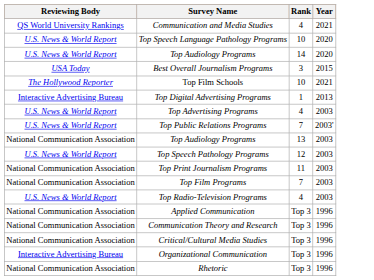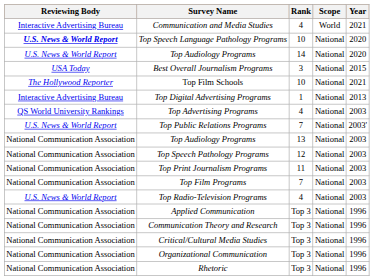+ column: (330, 11)
(71, 26) QS World University Rankings -> (71, 26) Interactive Advertising Bureau
(71, 40) normal -> (71, 40) bold
(71, 111) U.S. News & World Report -> (71, 111) QS World University Rankings
(71, 154) U.S. News & World Report -> (71, 154) National Communication Association
(71, 254) Interactive Advertising Bureau -> (71, 254) National Communication Association
